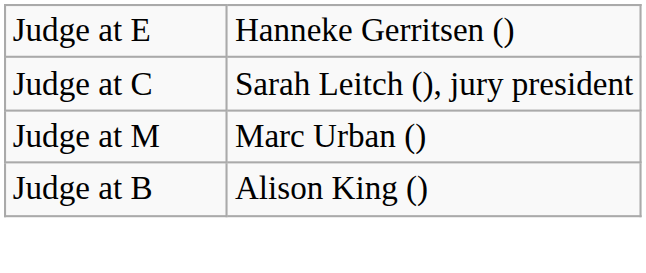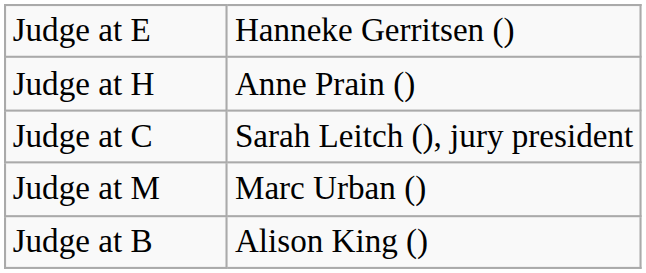+ row: (84, 83)
